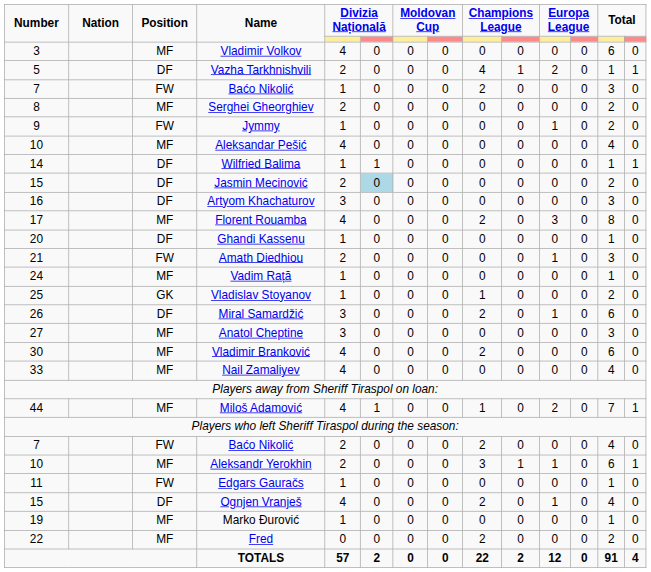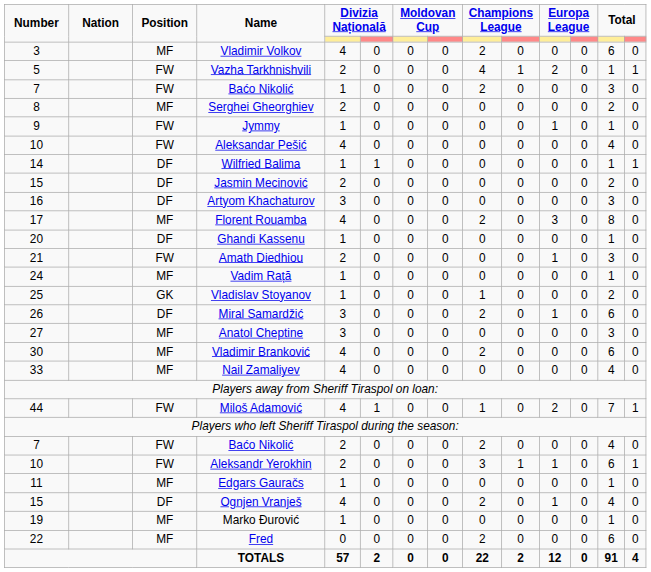(482, 51) 0 -> (482, 51) 2
(165, 70) DF -> (165, 70) FW
(611, 126) 2 -> (611, 126) 1
(165, 145) MF -> (165, 145) FW
(377, 182) lightblue background -> (377, 182) no background
(165, 408) MF -> (165, 408) FW
(165, 464) MF -> (165, 464) FW
(165, 483) FW -> (165, 483) MF
(611, 539) 2 -> (611, 539) 6
